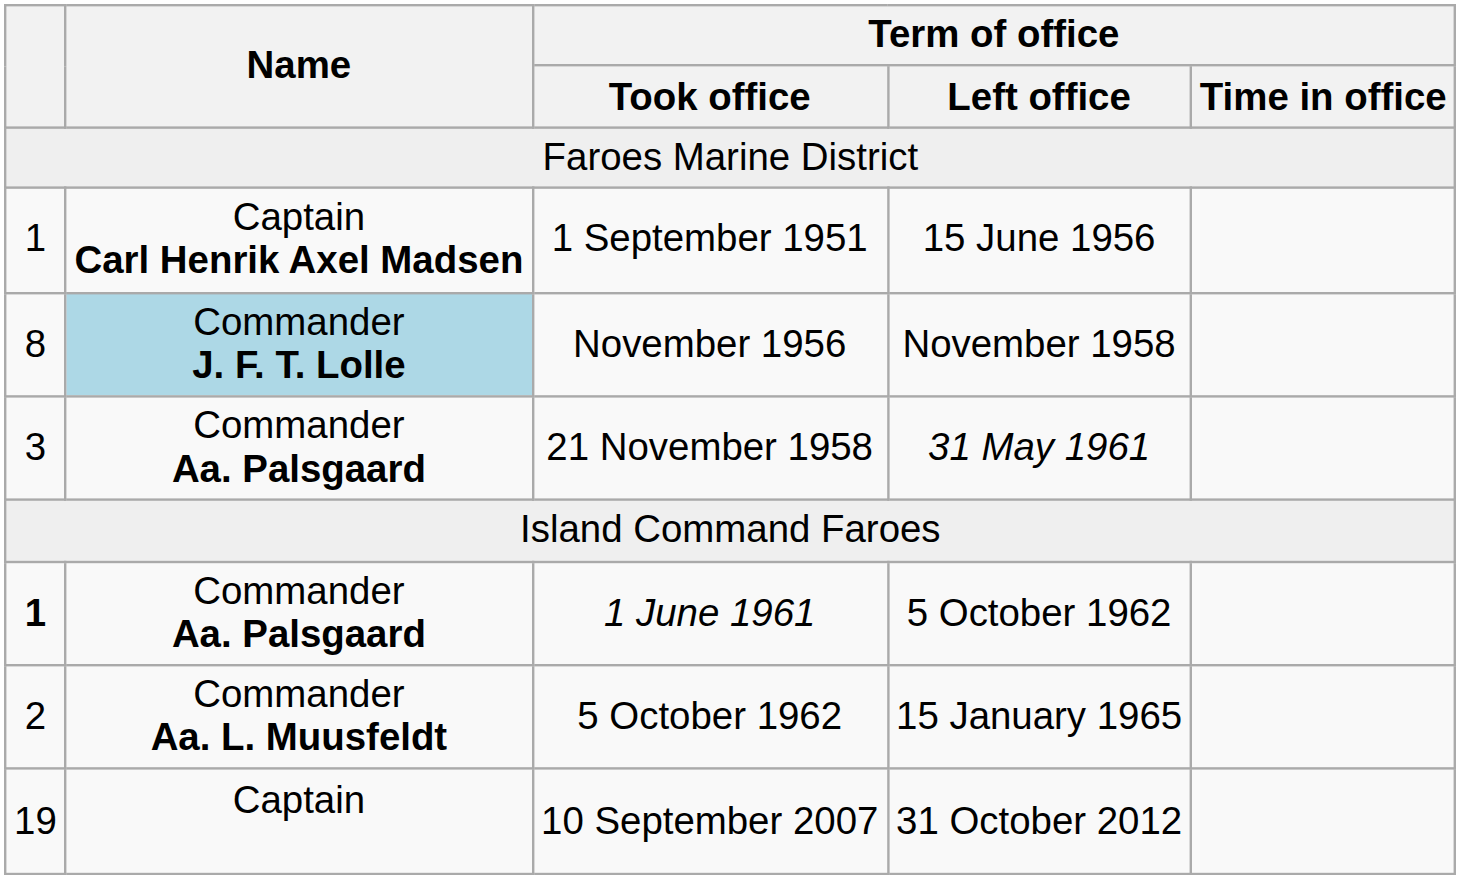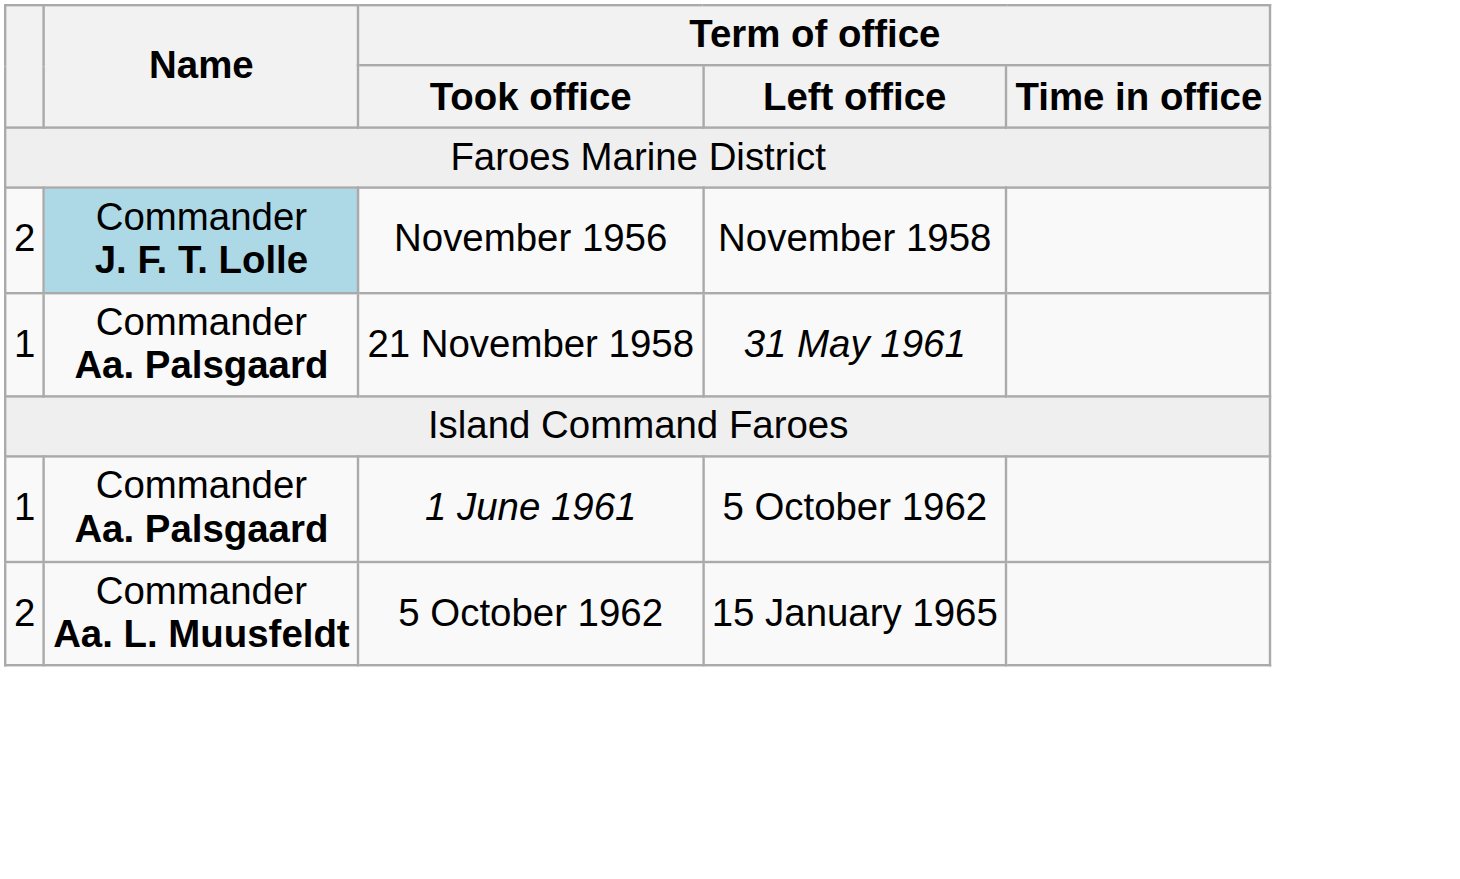- row: (710, 239)
(35, 343) 8 -> (25, 239) 2
(35, 447) 3 -> (25, 343) 1
(35, 612) bold -> (25, 508) normal
- row: (710, 820)
